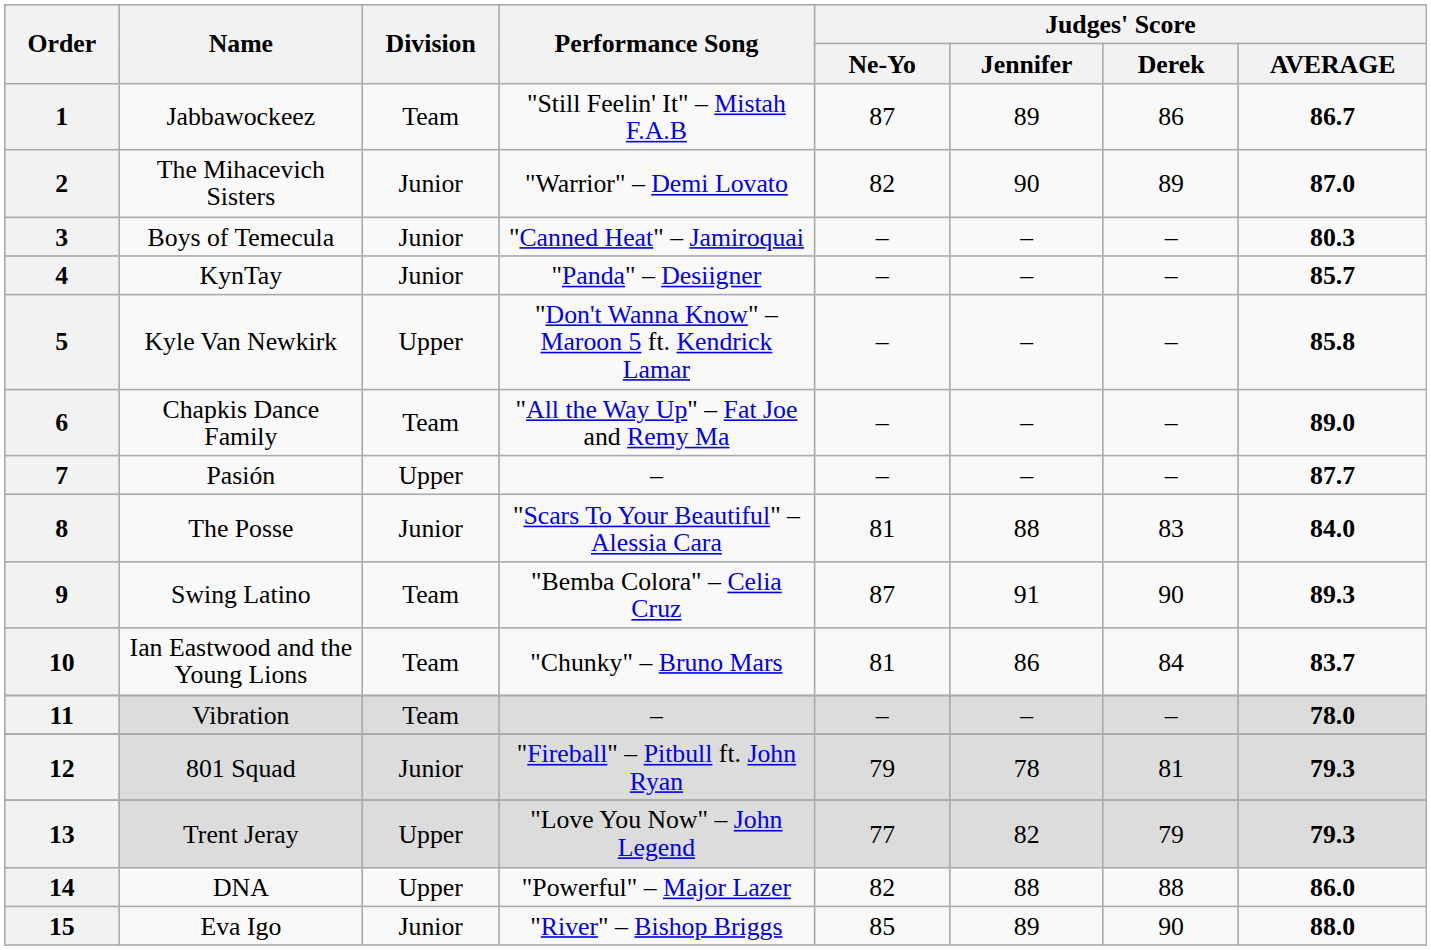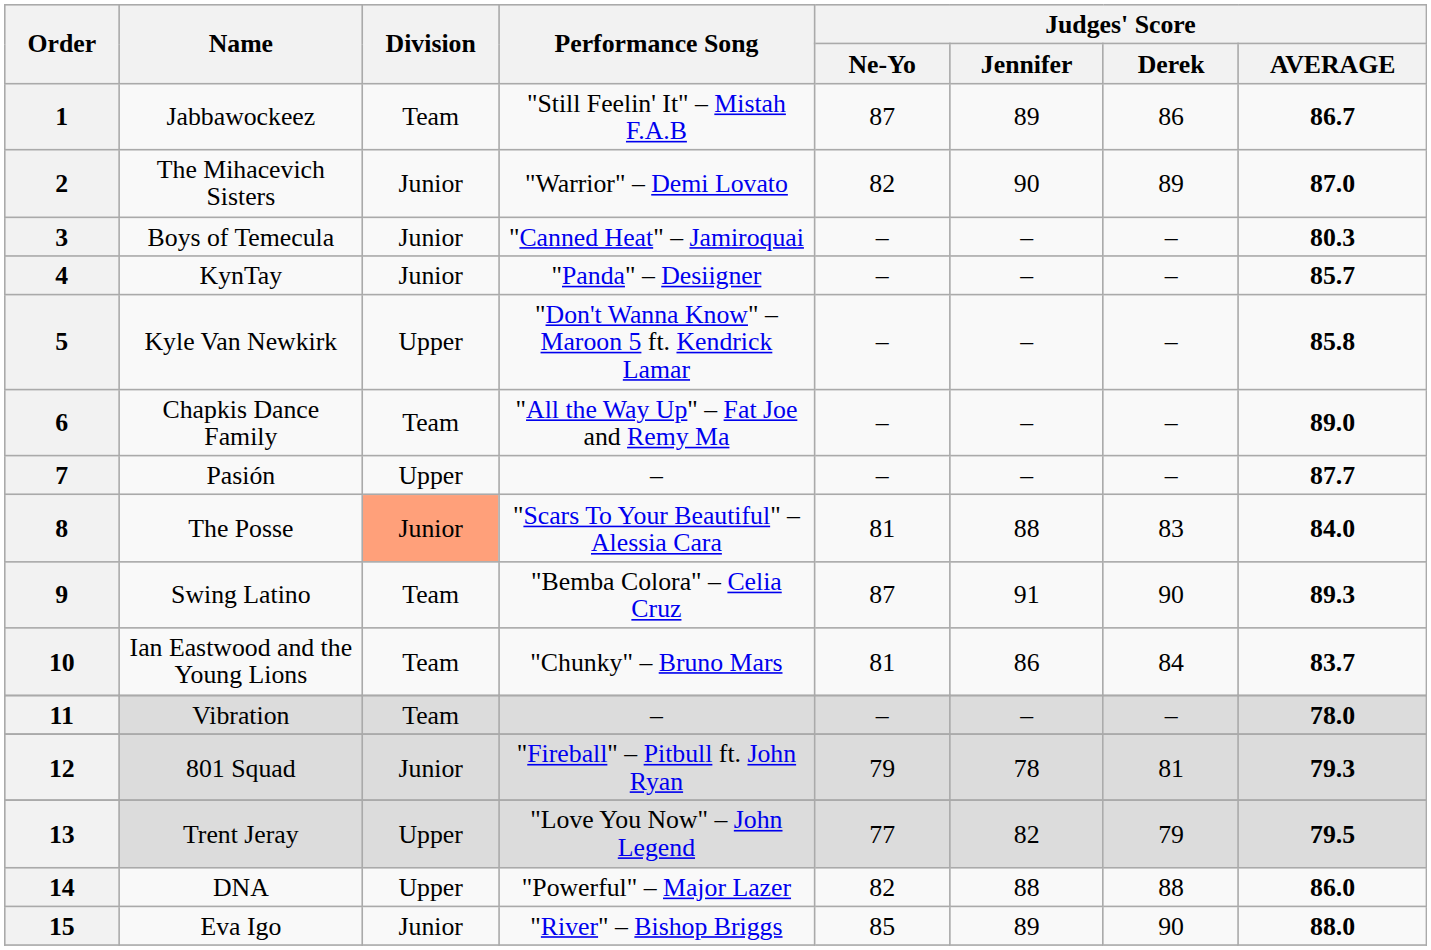(431, 528) no background -> (431, 528) lightsalmon background
(1333, 834) 79.3 -> (1333, 834) 79.5
